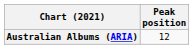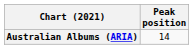(164, 37) 12 -> (164, 37) 14
